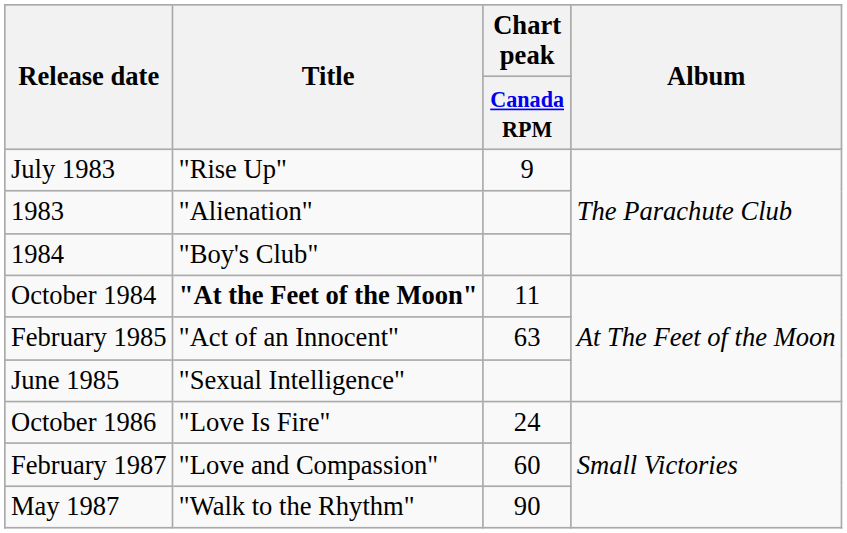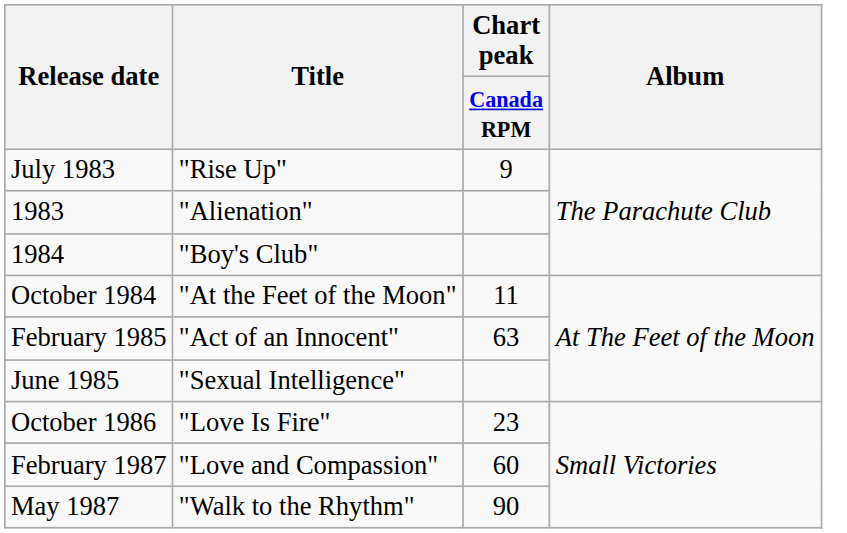(328, 295) bold -> (318, 295) normal
(527, 422) 24 -> (506, 422) 23
